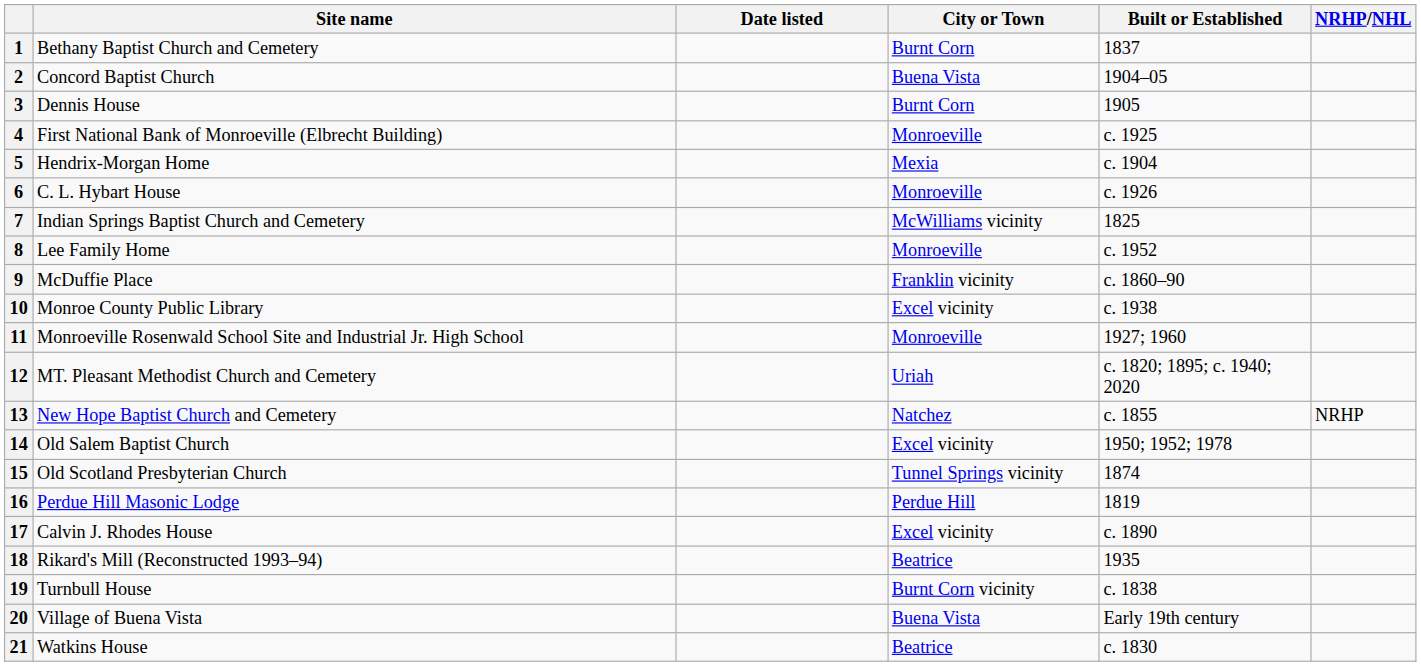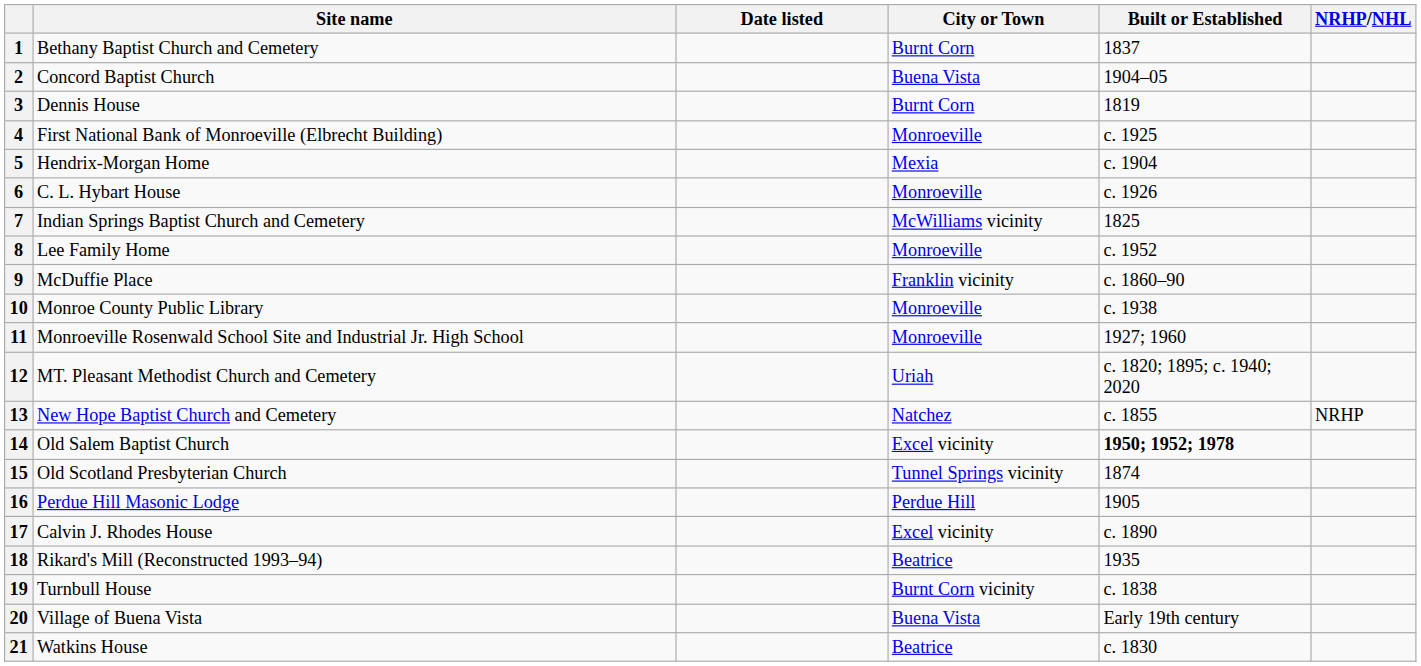(1122, 105) 1905 -> (1122, 105) 1819
(943, 308) Excel vicinity -> (937, 308) Monroeville
(1168, 444) normal -> (1169, 444) bold
(1122, 502) 1819 -> (1122, 502) 1905
